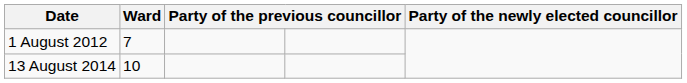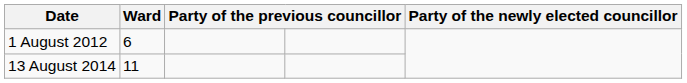(127, 41) 7 -> (127, 41) 6
(132, 66) 10 -> (131, 66) 11
